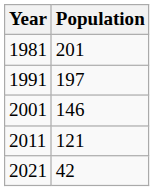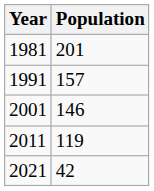(70, 79) 197 -> (70, 79) 157
(70, 140) 121 -> (70, 140) 119
